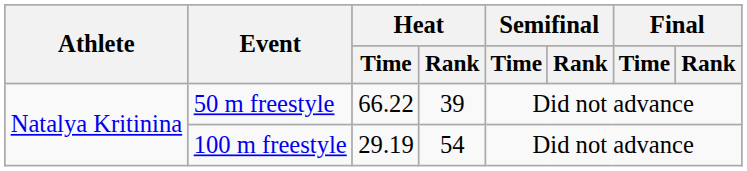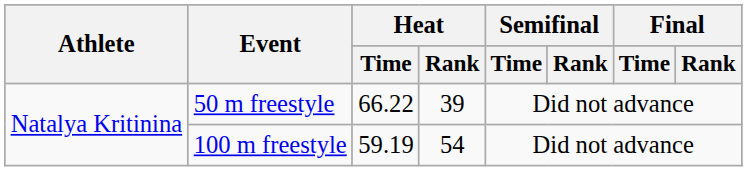(386, 144) 29.19 -> (386, 144) 59.19
